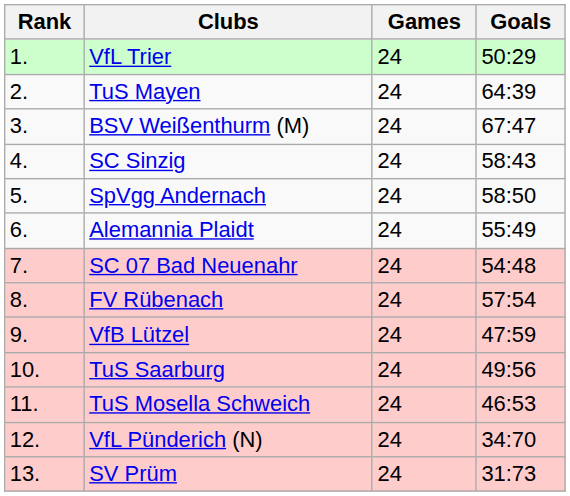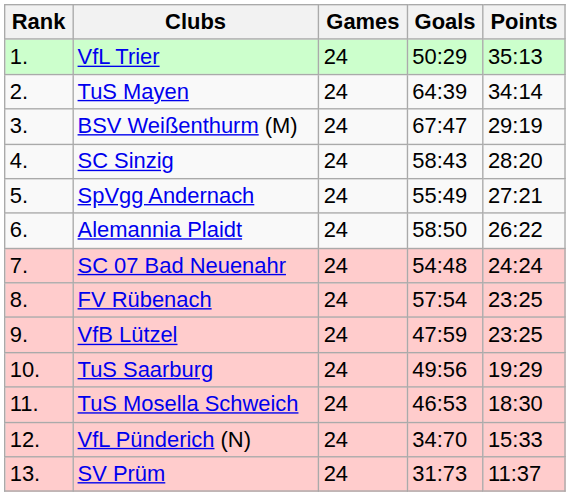+ column: (524, 21)
(509, 195) 58:50 -> (440, 195) 55:49
(509, 230) 55:49 -> (440, 230) 58:50
